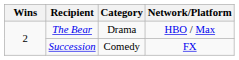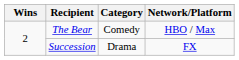(122, 30) Drama -> (122, 30) Comedy
(122, 47) Comedy -> (122, 47) Drama
